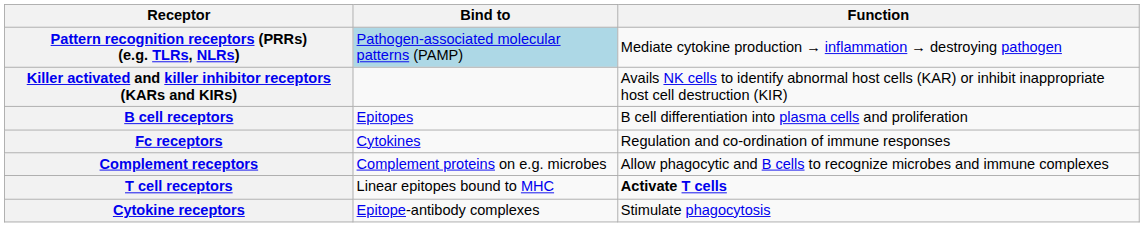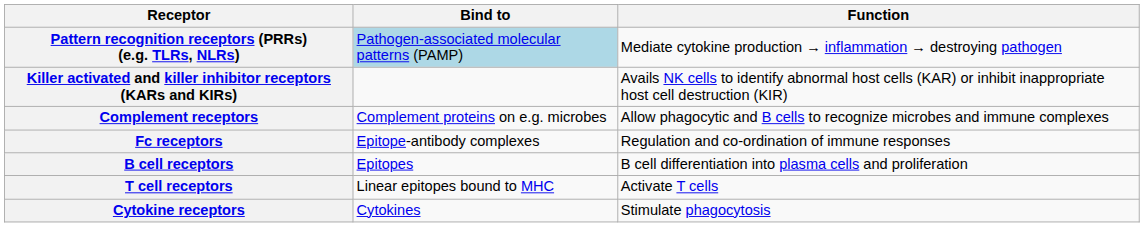rows swapped: (179, 164) <-> (179, 118)
(389, 141) Cytokines -> (448, 141) Epitope-antibody complexes
(674, 187) bold -> (670, 187) normal
(448, 210) Epitope-antibody complexes -> (389, 210) Cytokines
